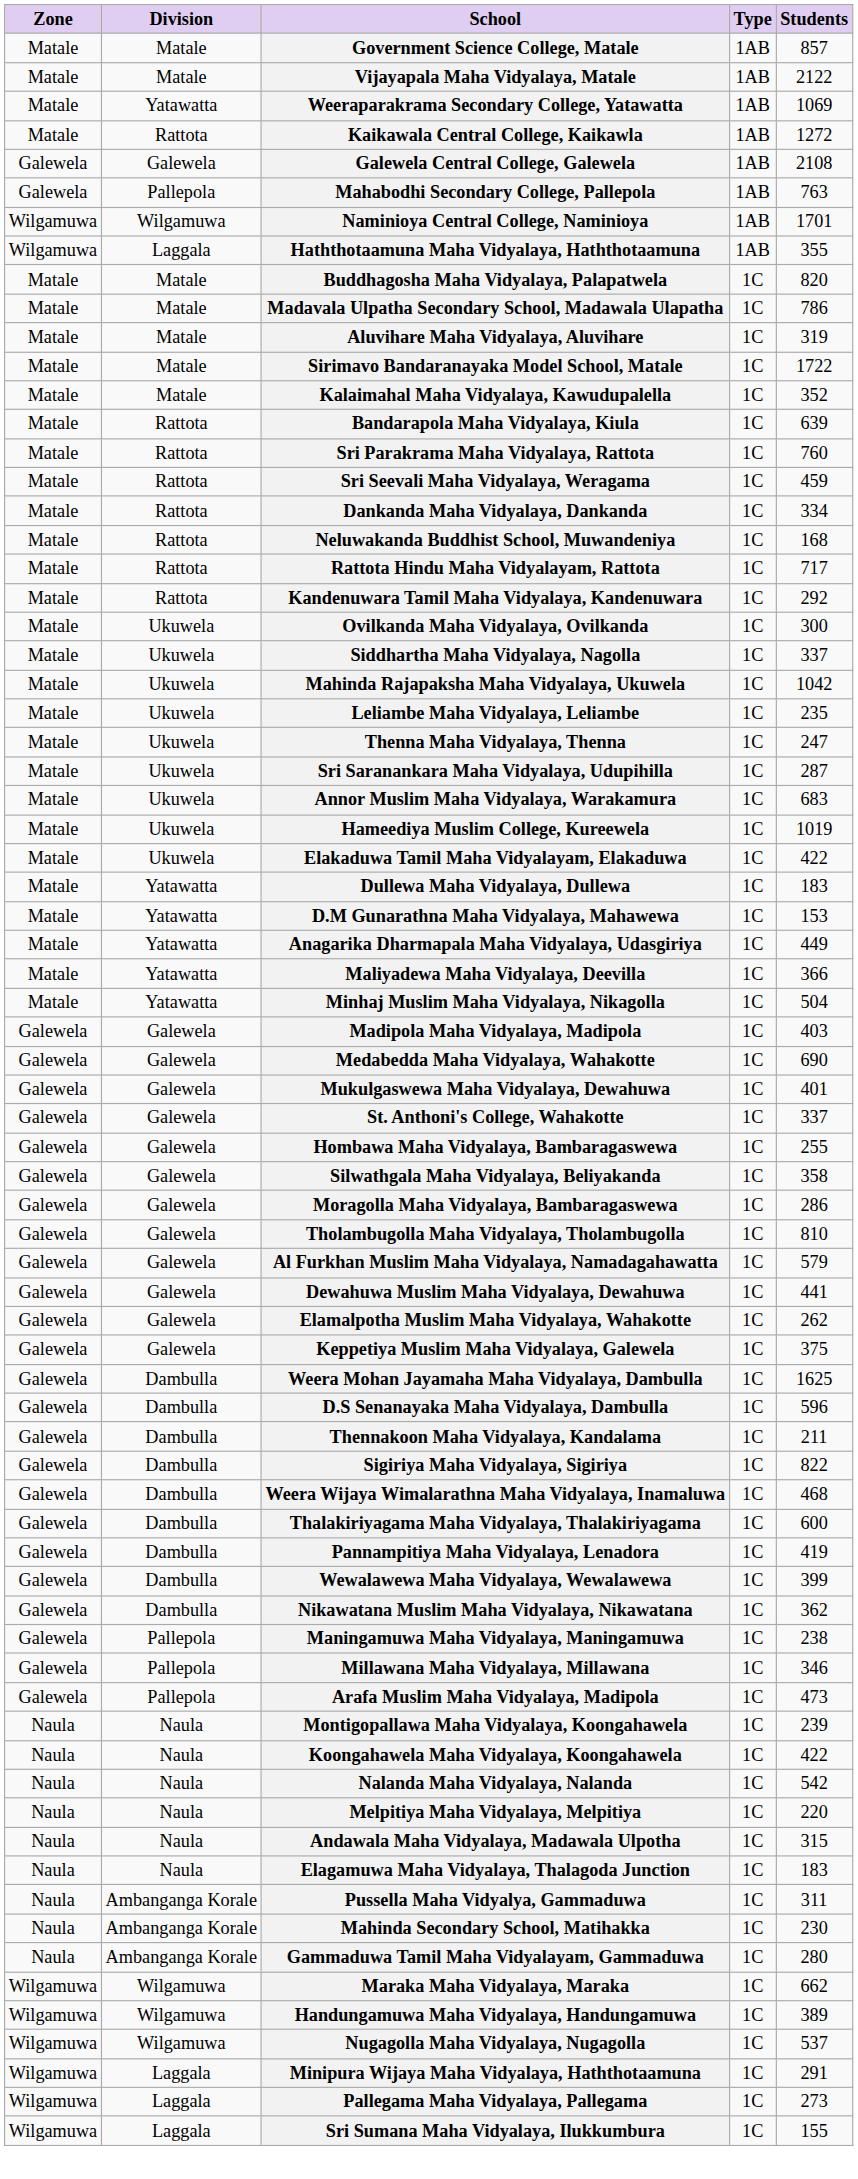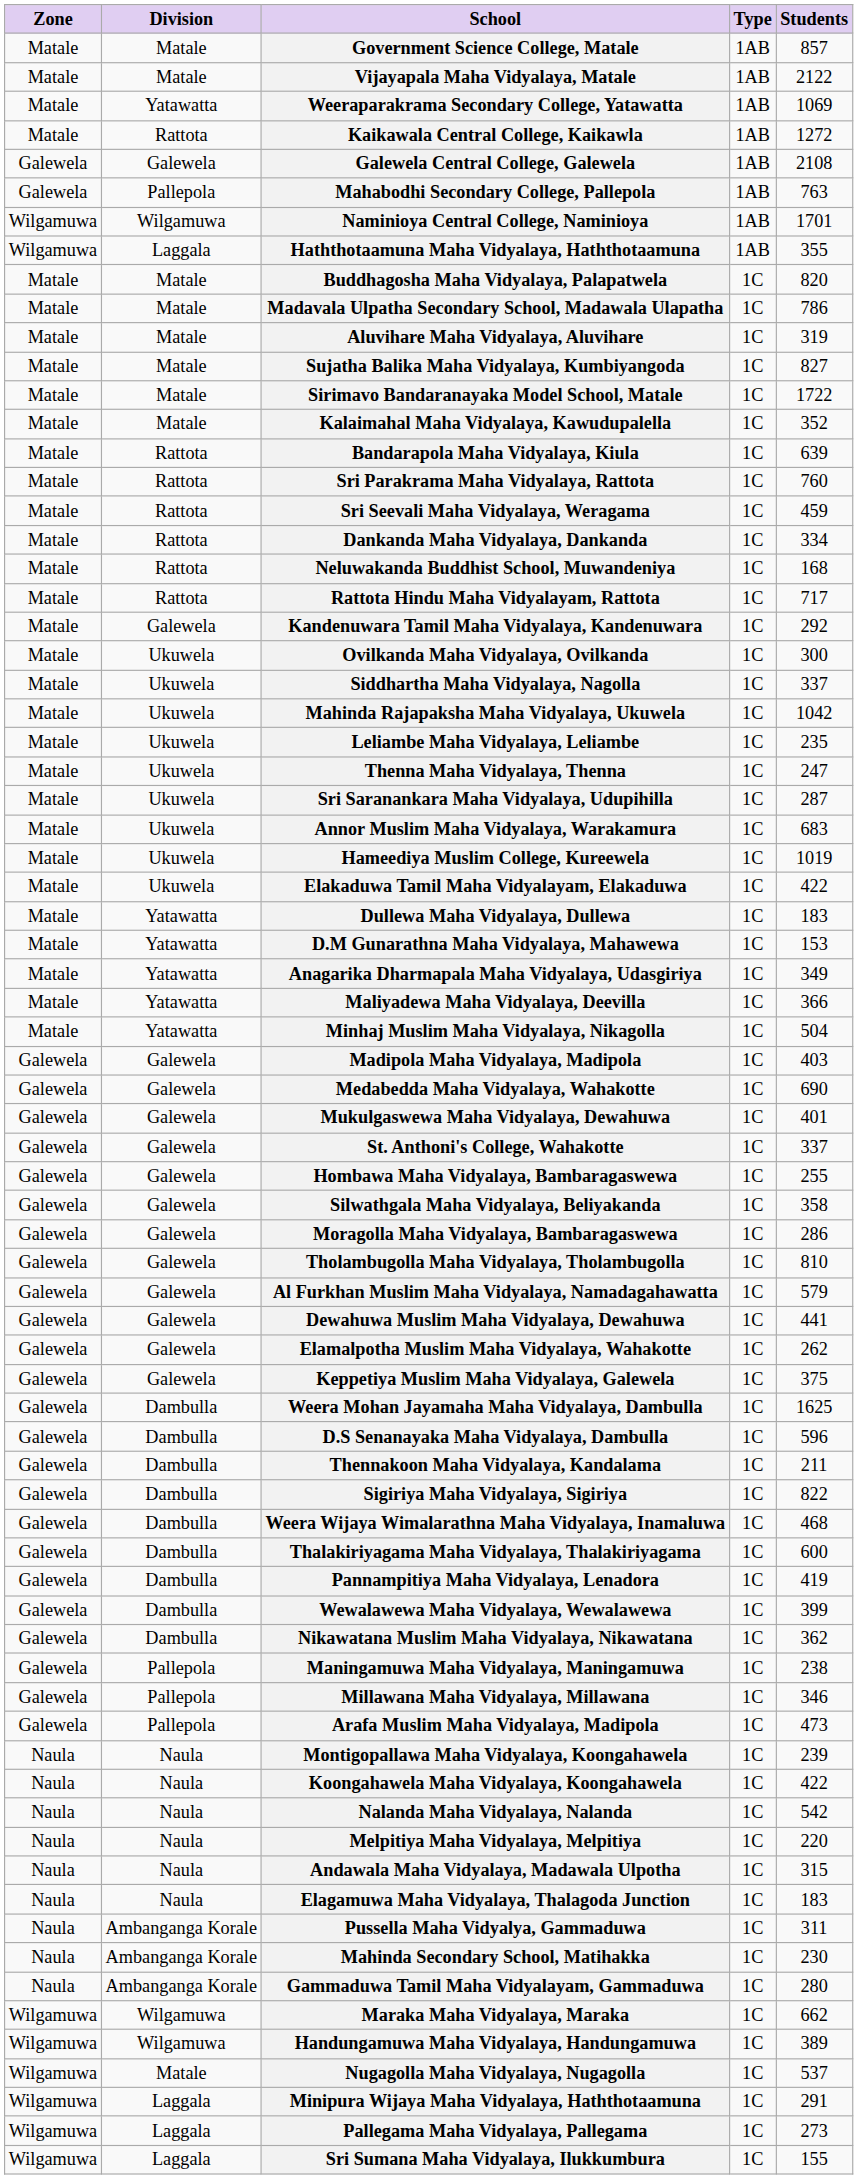+ row: (495, 366)
(181, 597) Rattota -> (181, 626) Galewela
(814, 944) 449 -> (814, 973) 349
(181, 2043) Wilgamuwa -> (181, 2072) Matale
